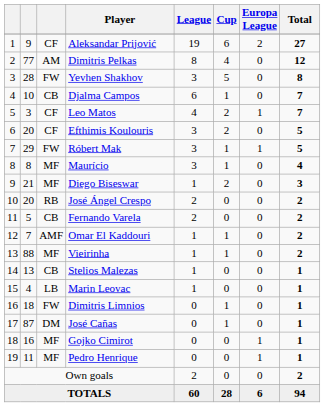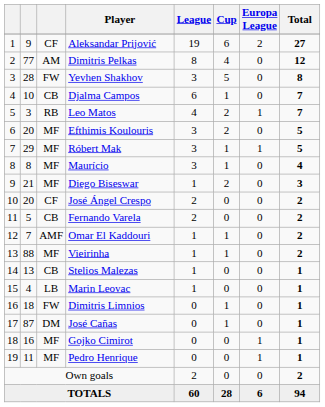(51, 113) CF -> (51, 113) RB
(51, 130) CF -> (51, 130) MF
(51, 148) FW -> (51, 148) MF
(51, 200) RB -> (51, 200) CF
